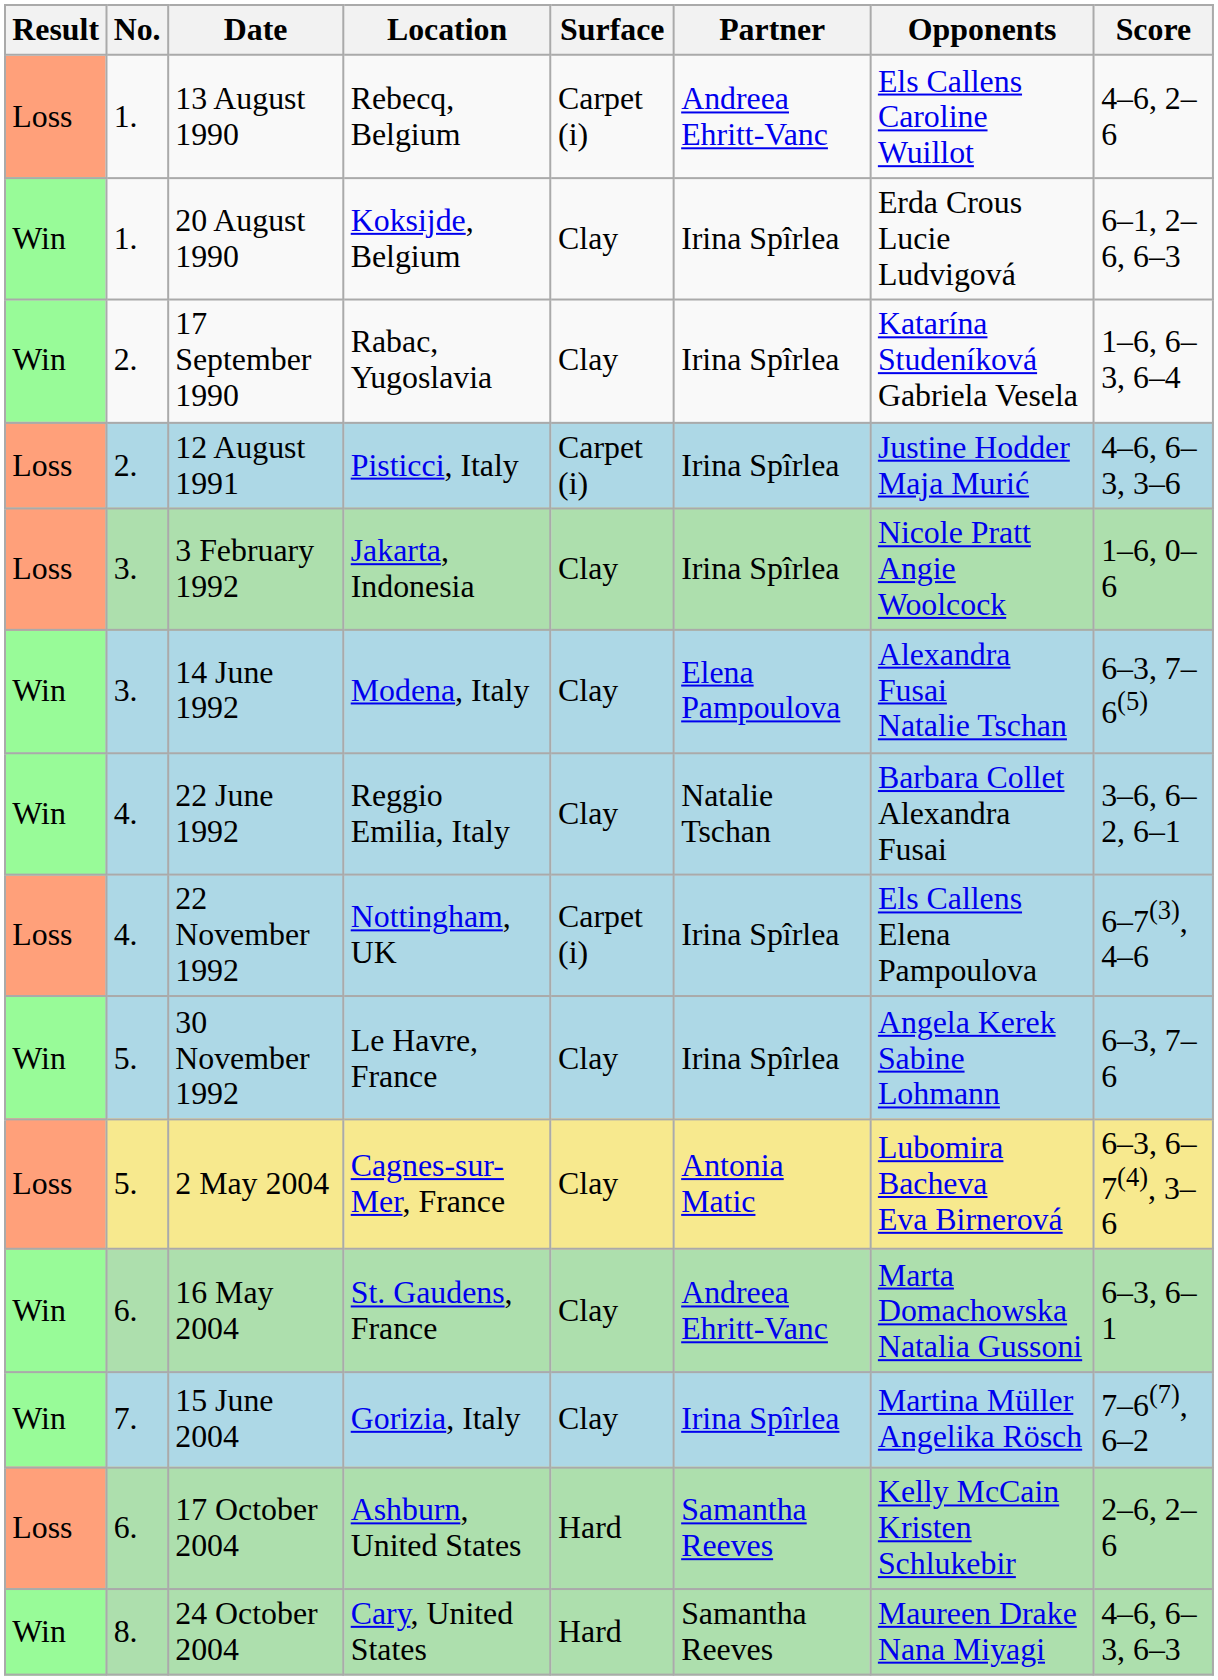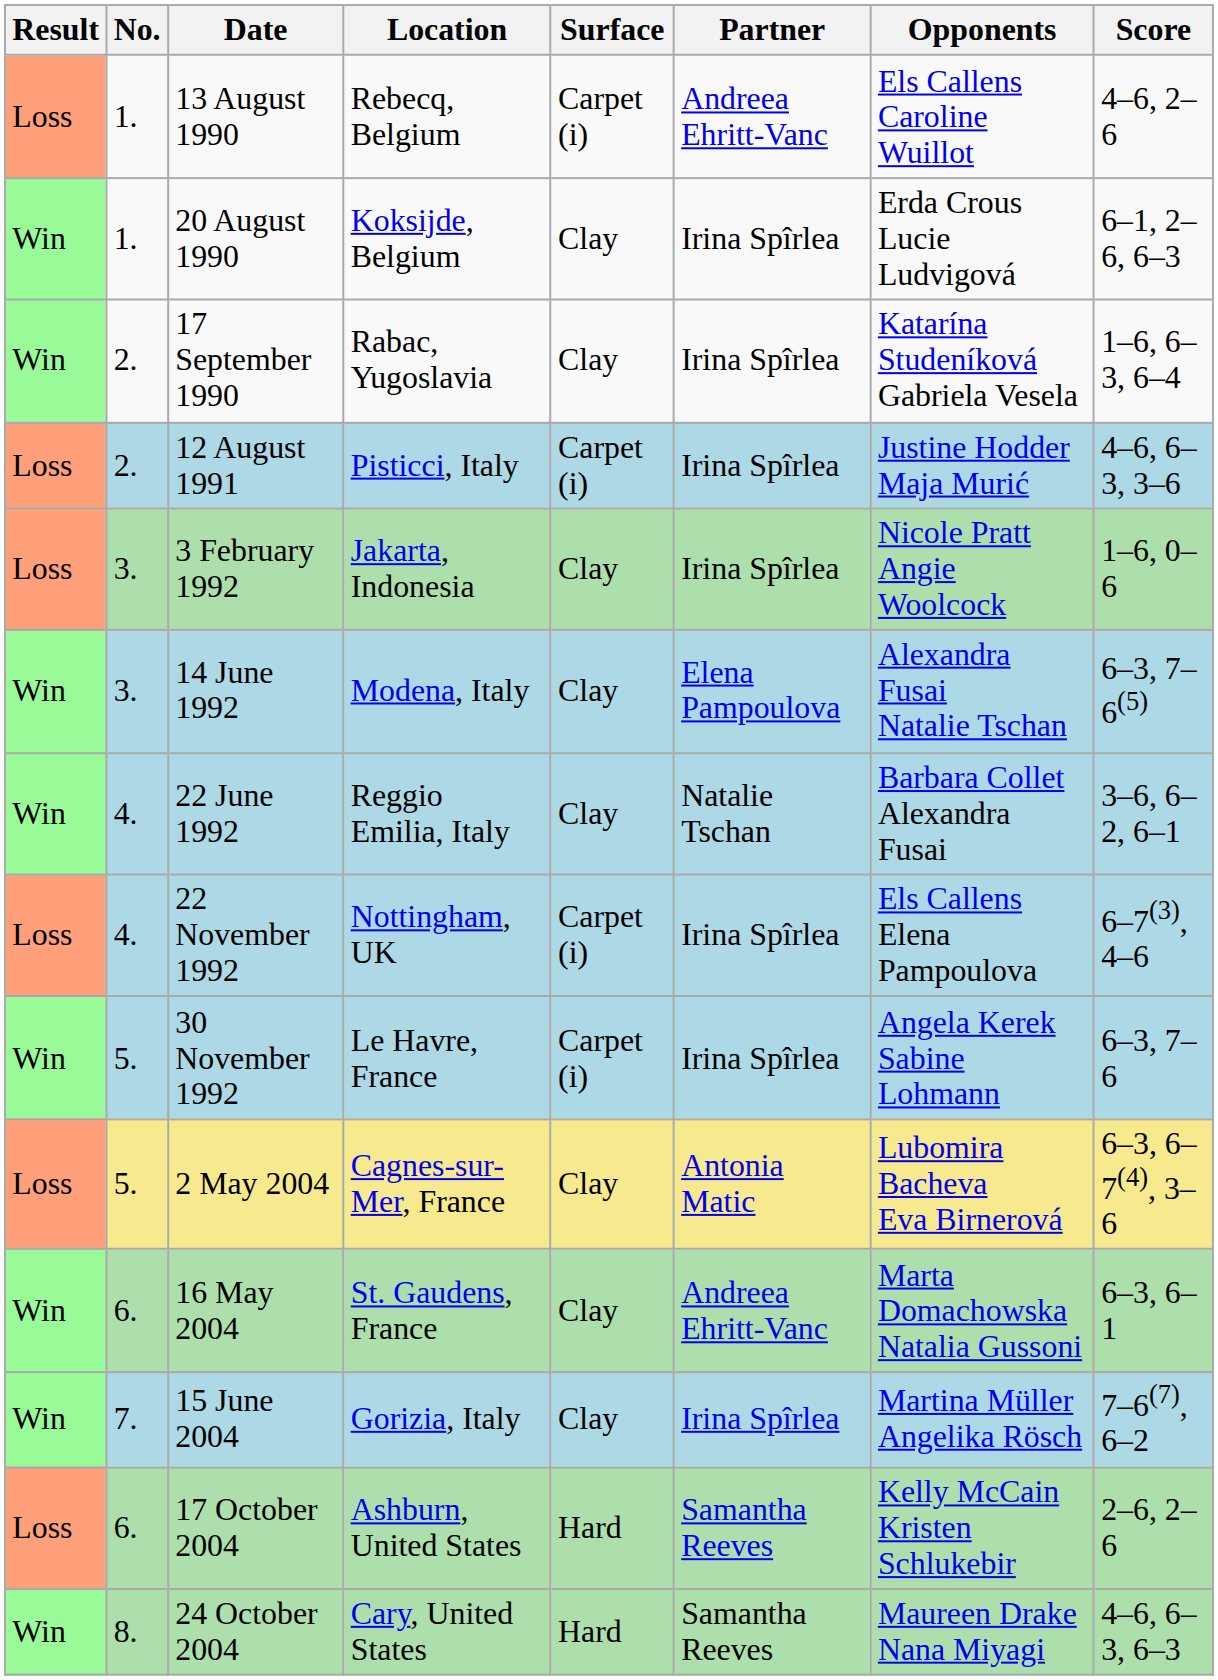(588, 1057) Clay -> (601, 1057) Carpet (i)
